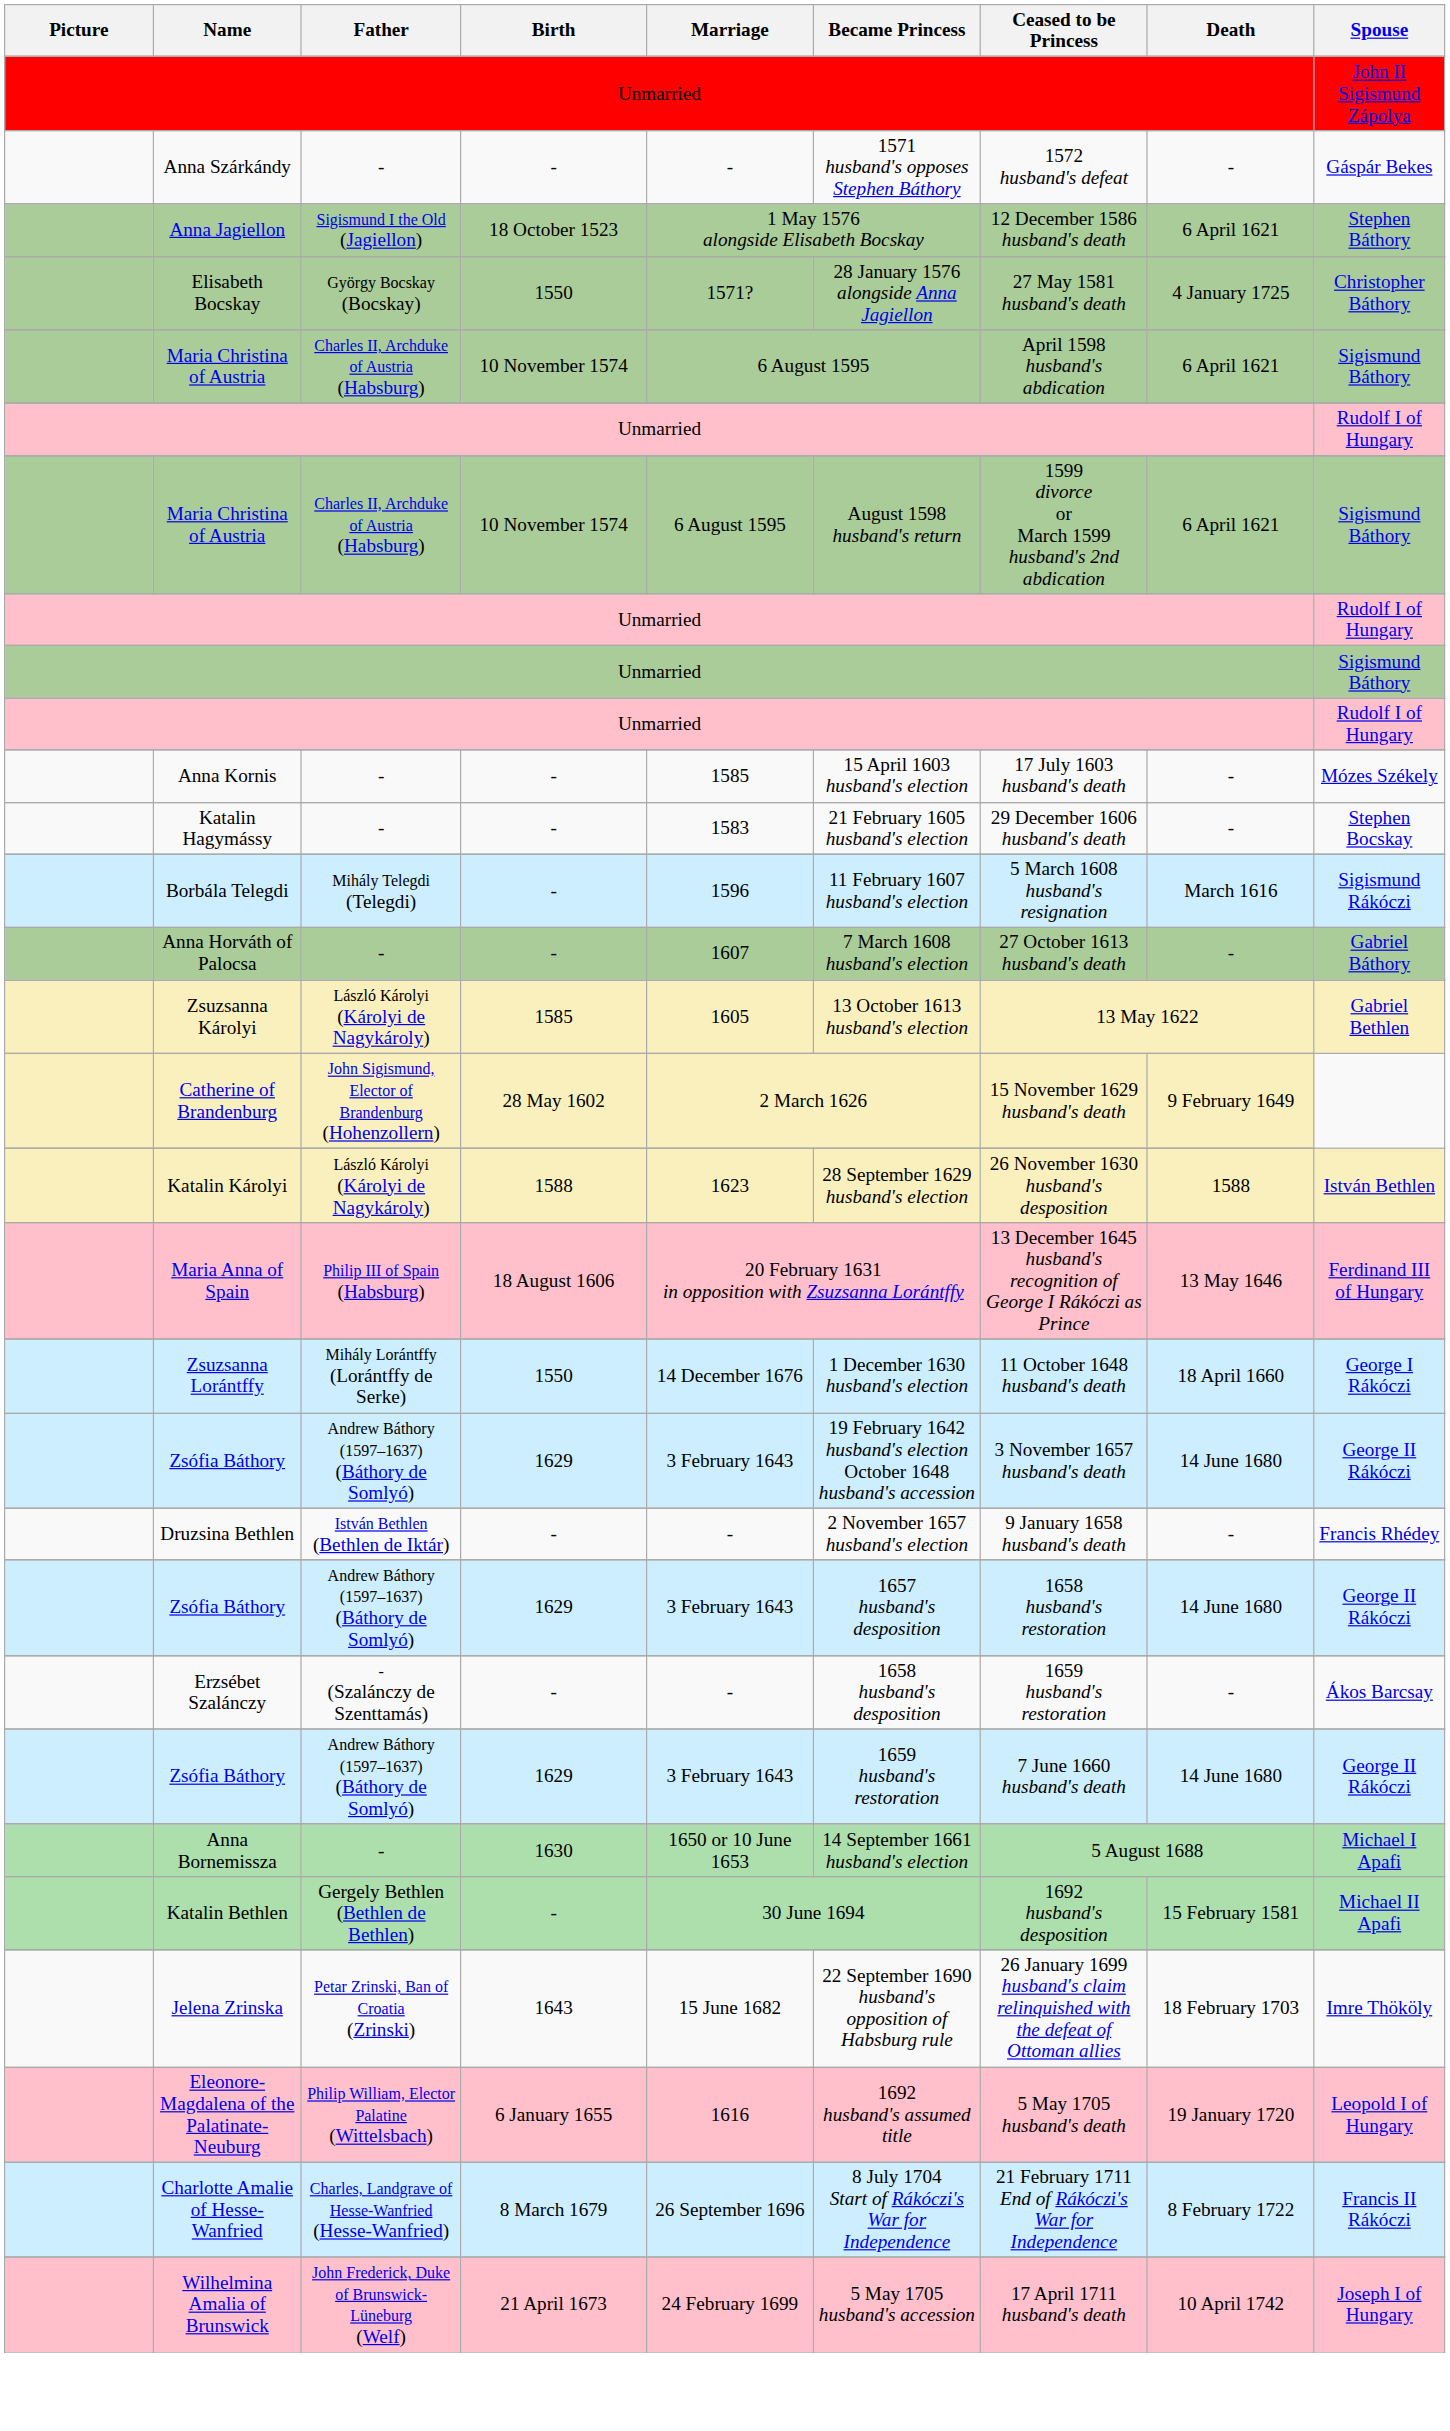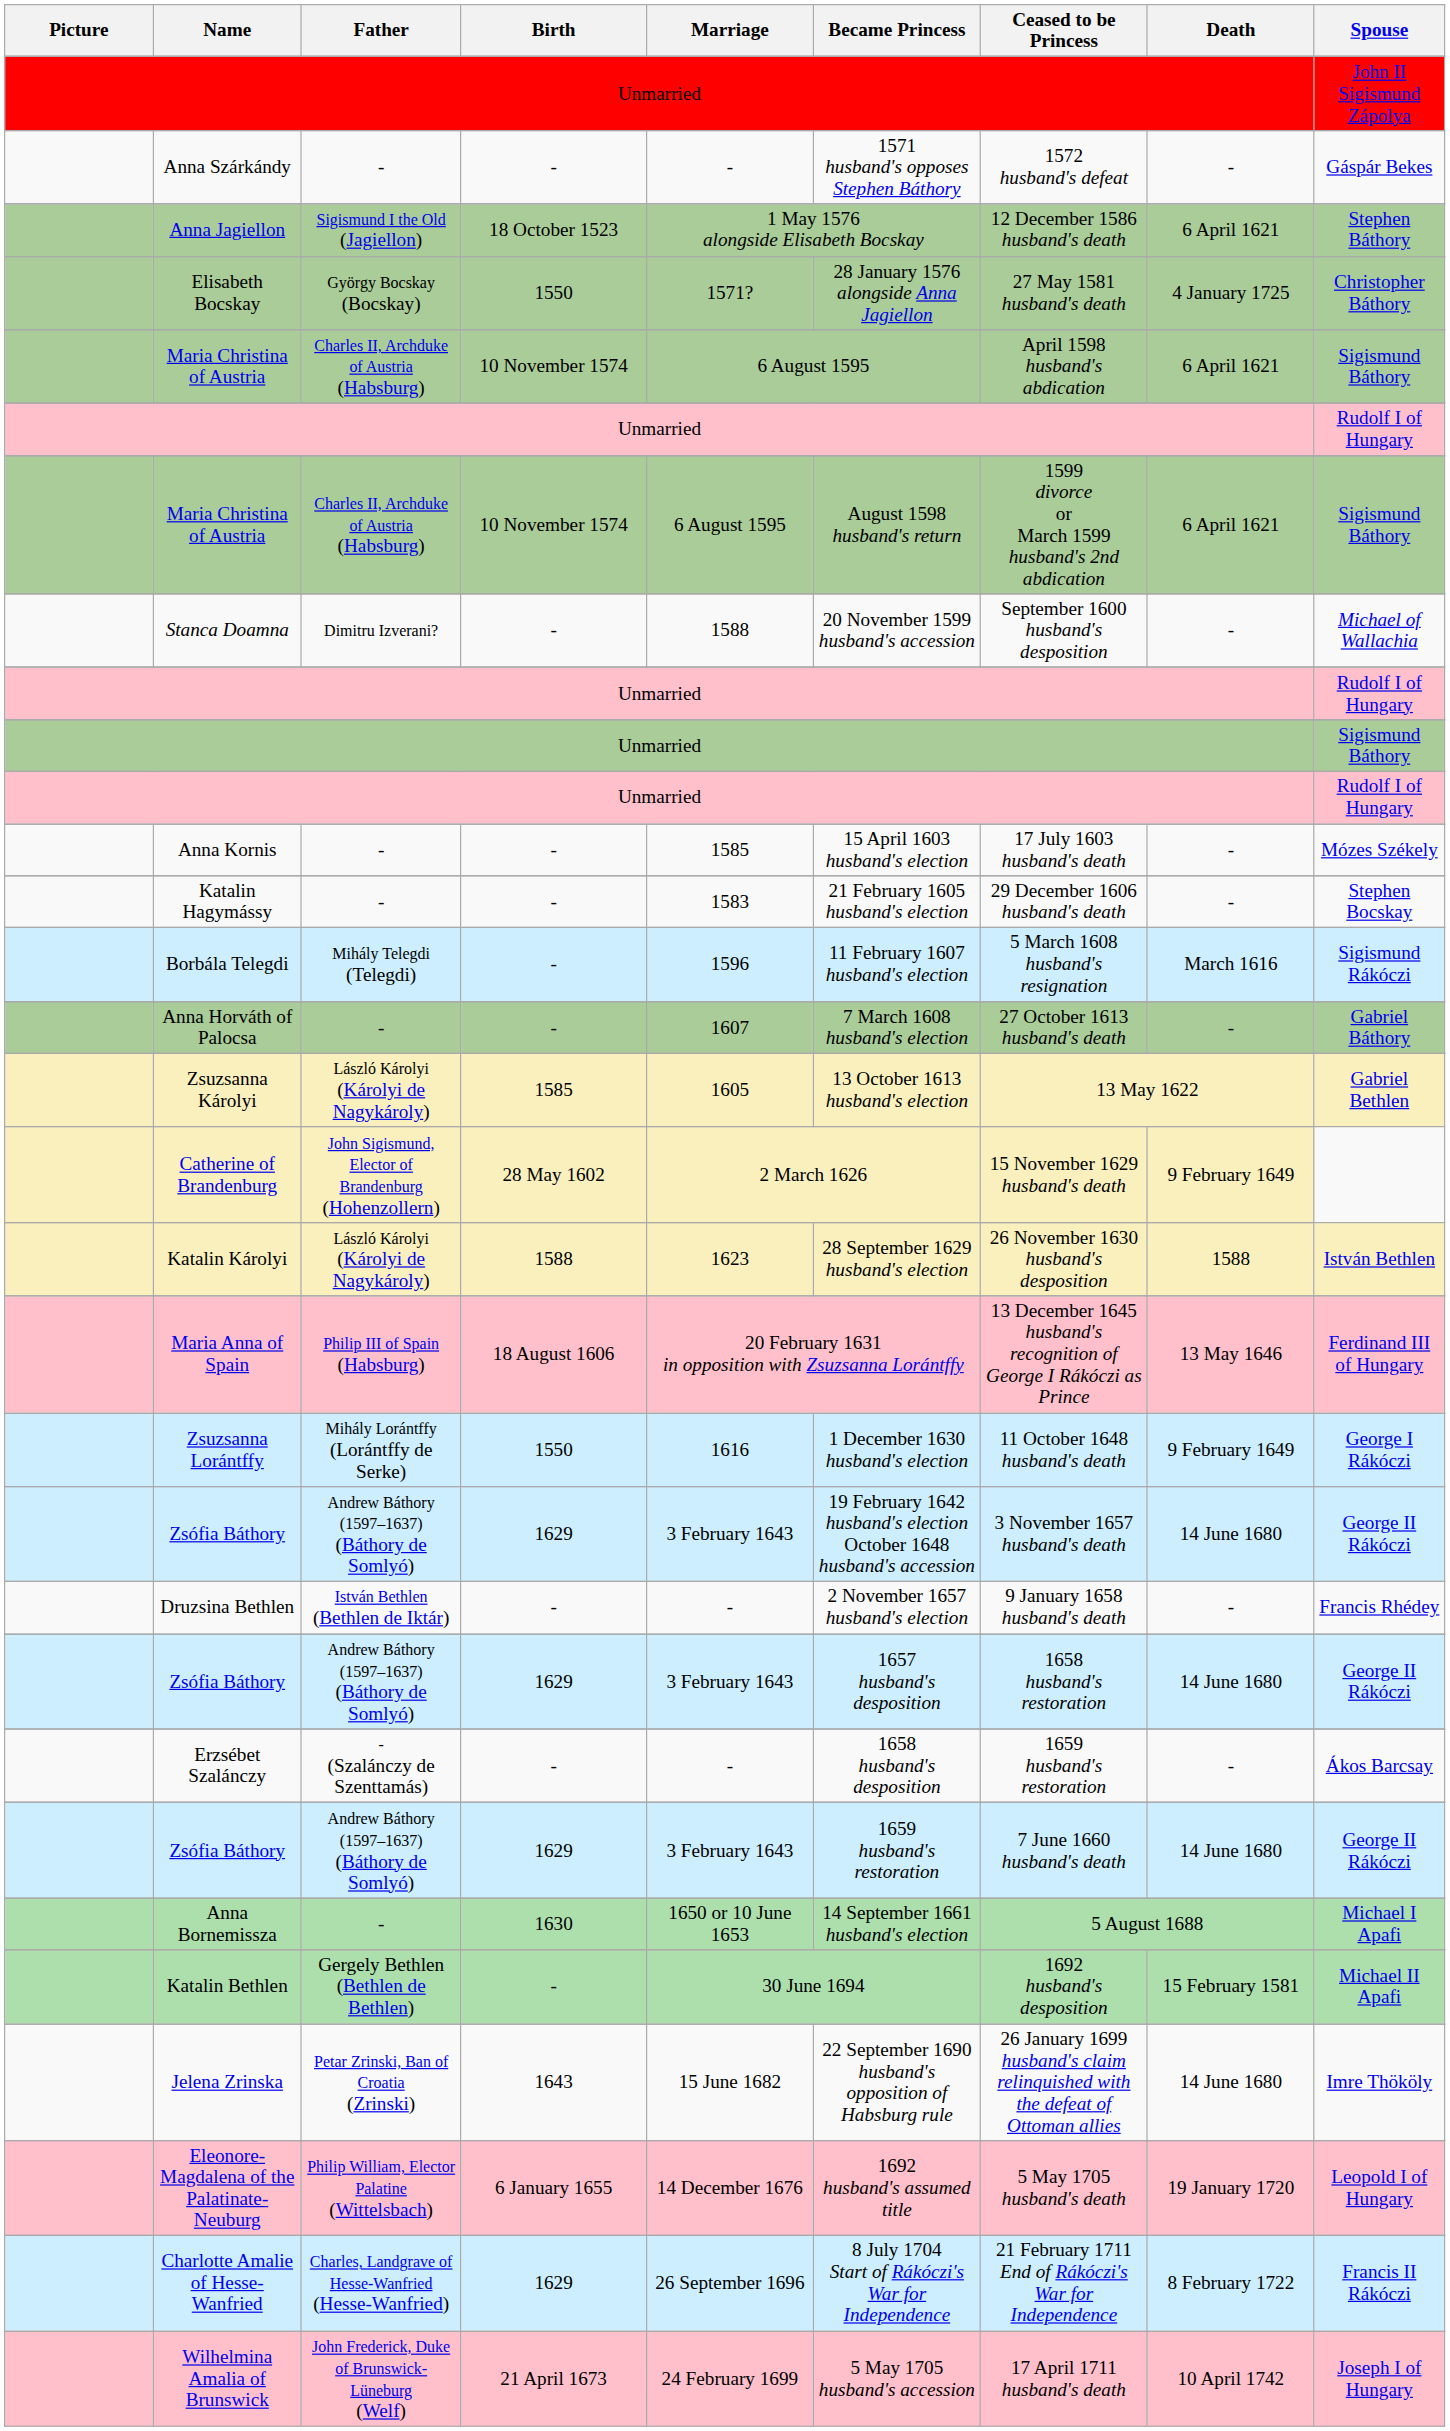+ row: (227, 630)
(730, 1375) 14 December 1676 -> (730, 1449) 1616
(1231, 1375) 18 April 1660 -> (1231, 1449) 9 February 1649
(1231, 2008) 18 February 1703 -> (1231, 2081) 14 June 1680
(730, 2114) 1616 -> (730, 2187) 14 December 1676
(554, 2209) 8 March 1679 -> (554, 2283) 1629
